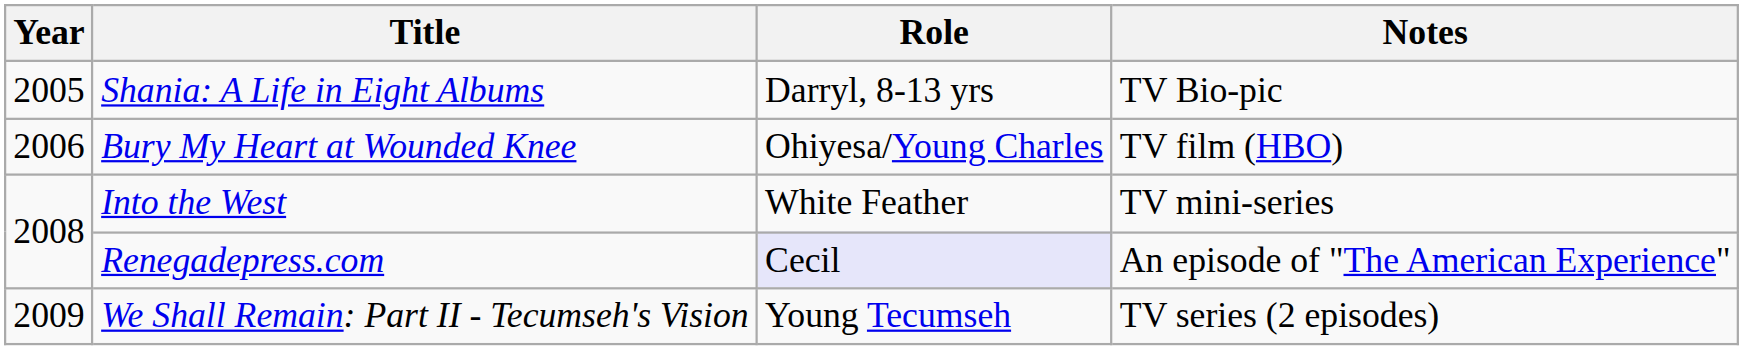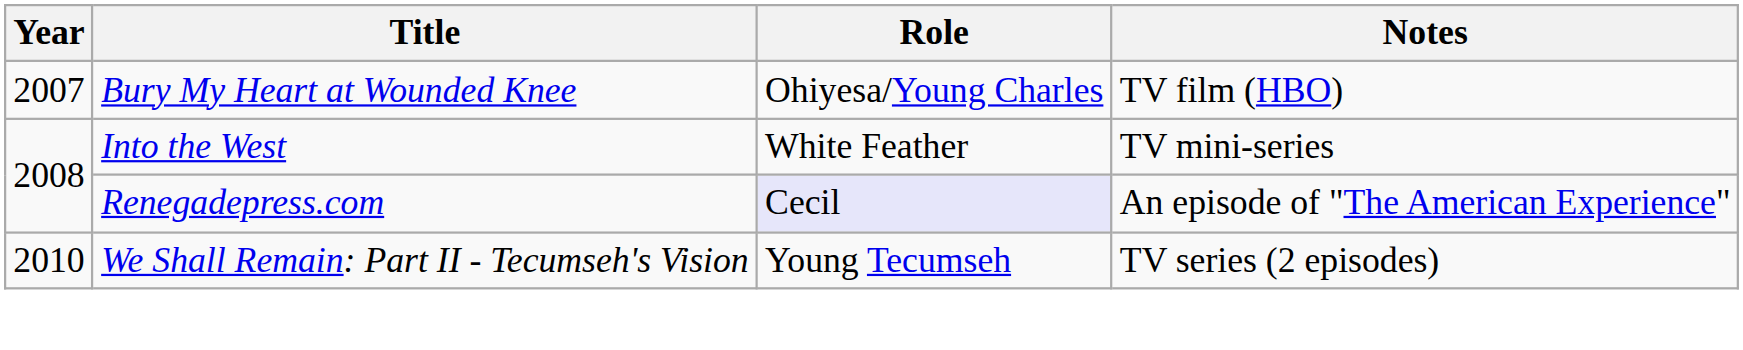- row: (323, 89)
(49, 145) 2006 -> (49, 89) 2007
(49, 315) 2009 -> (49, 259) 2010
